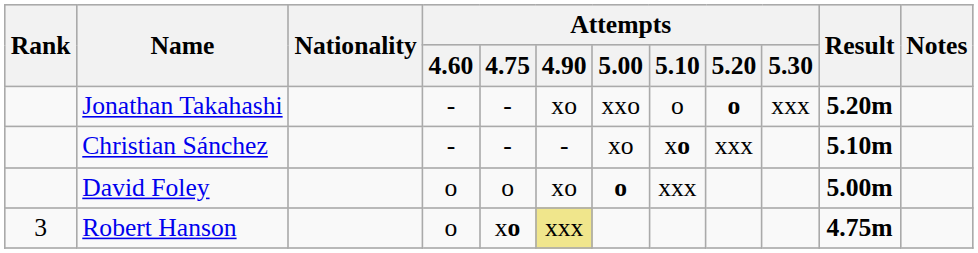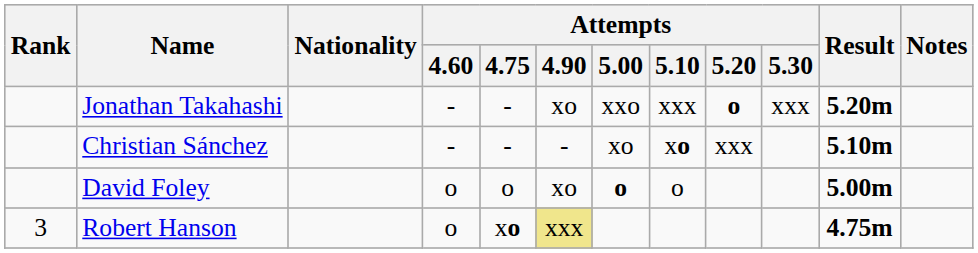(677, 106) o -> (677, 106) xxx
(677, 187) xxx -> (677, 187) o
